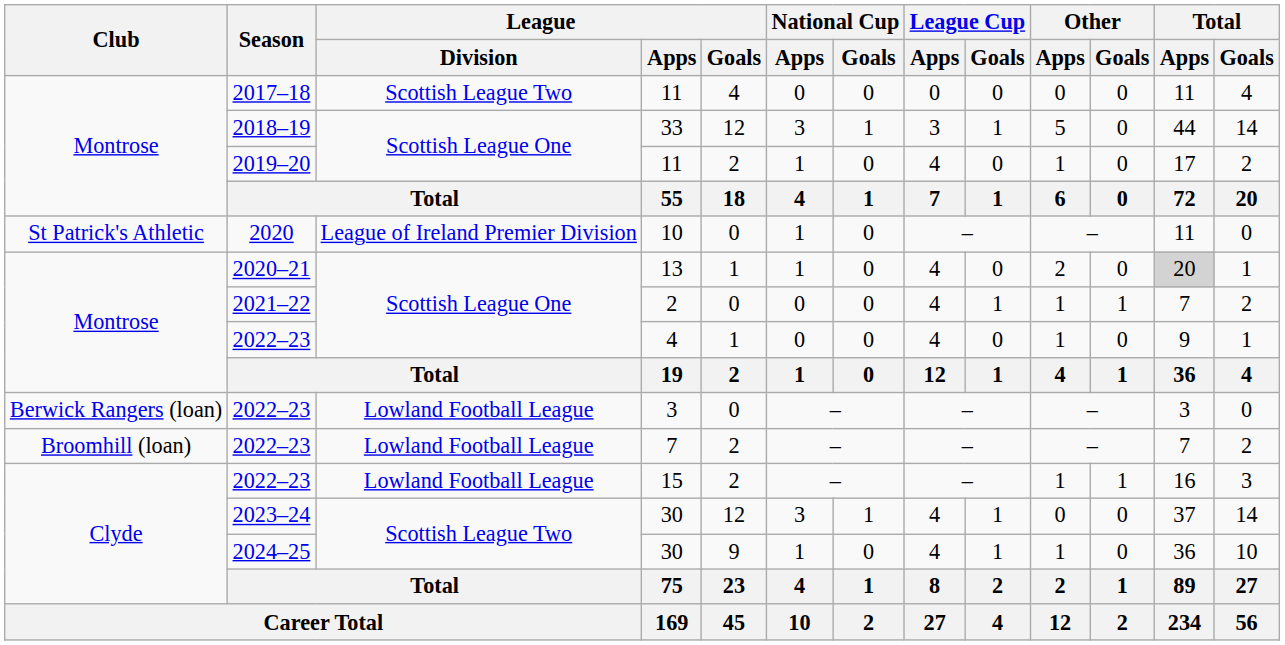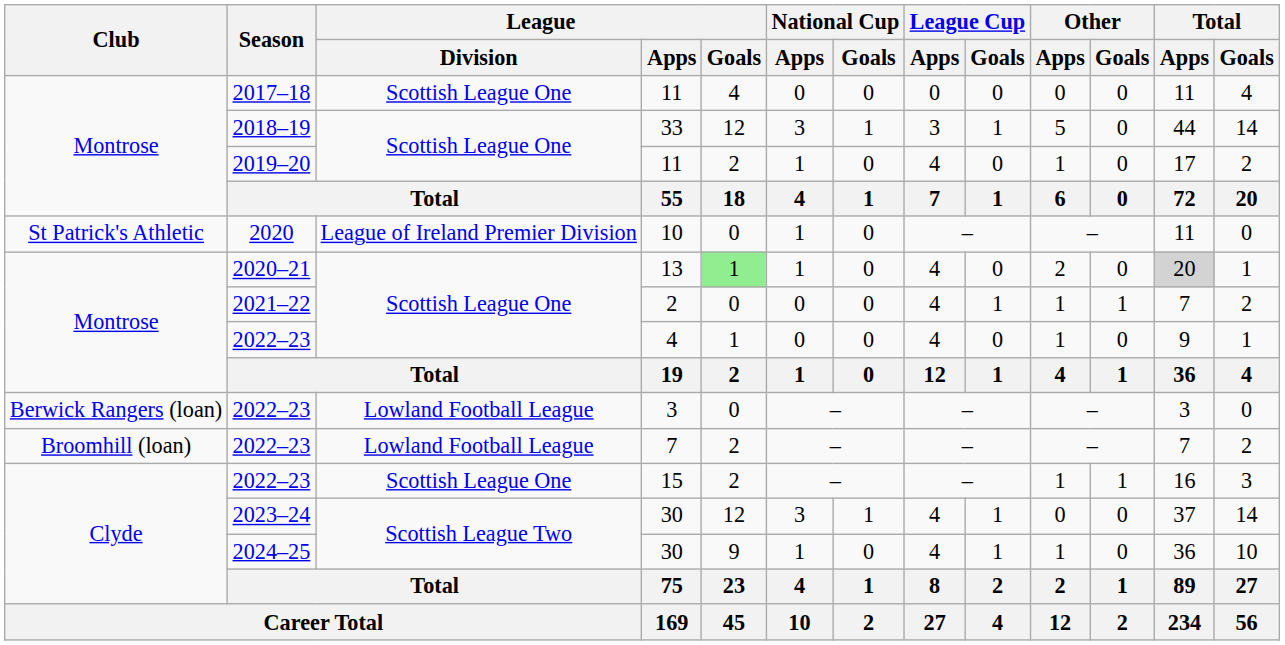(479, 92) Scottish League Two -> (479, 92) Scottish League One
(734, 269) no background -> (734, 269) lightgreen background
(479, 480) Lowland Football League -> (479, 480) Scottish League One
